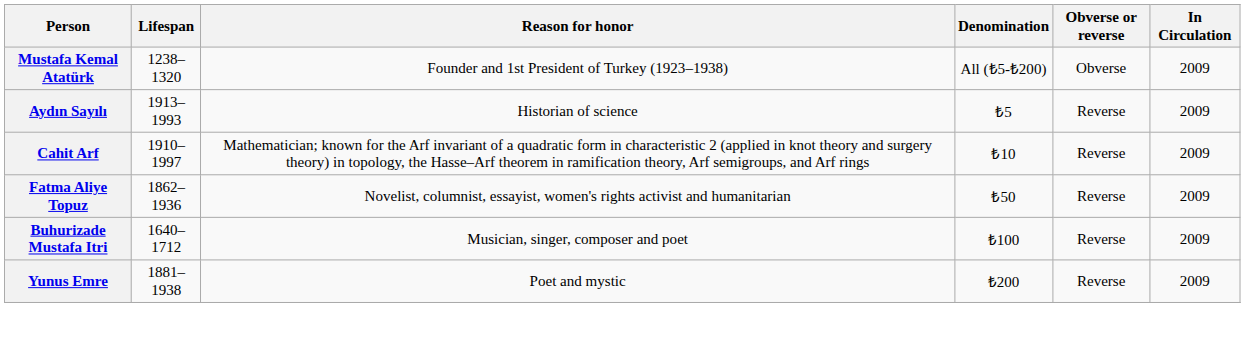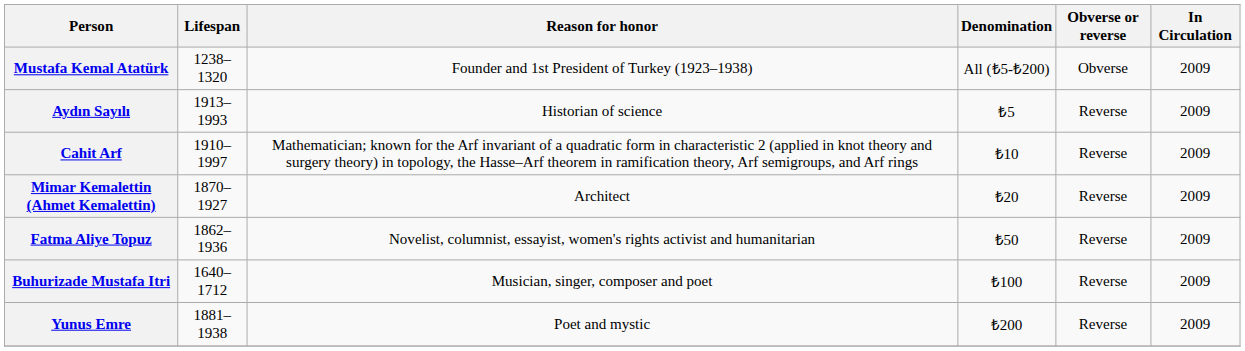+ row: (91, 196)
